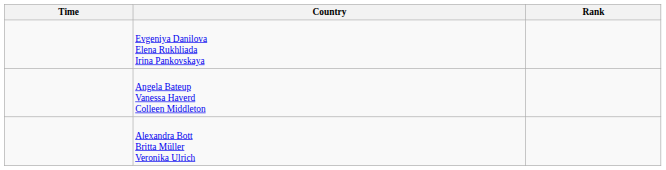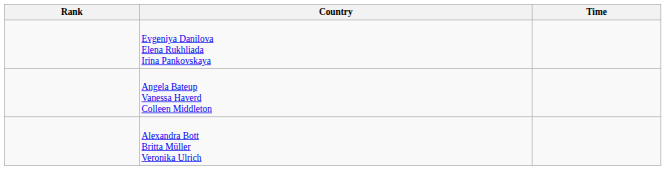columns swapped: (593, 12) <-> (69, 12)
